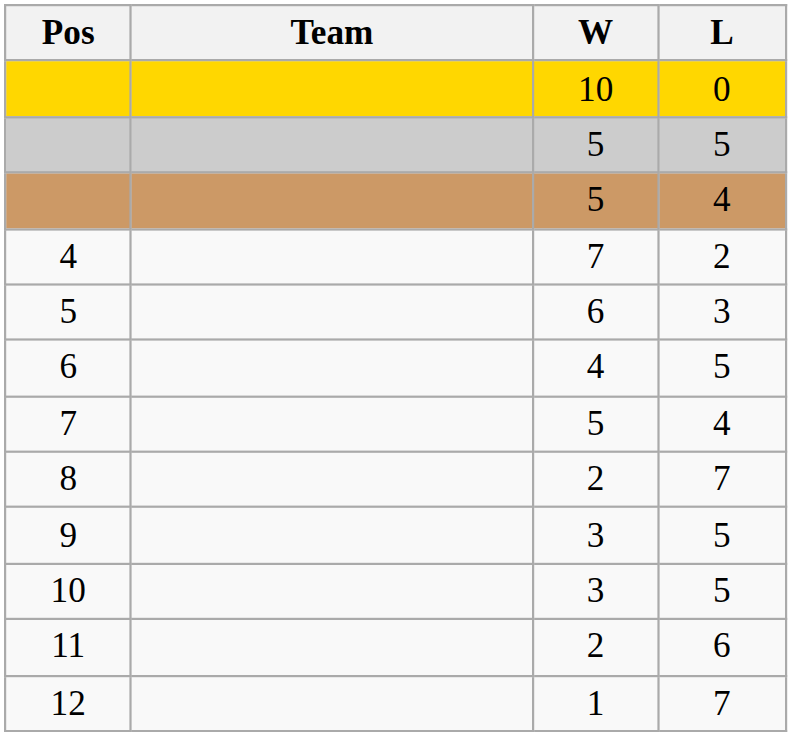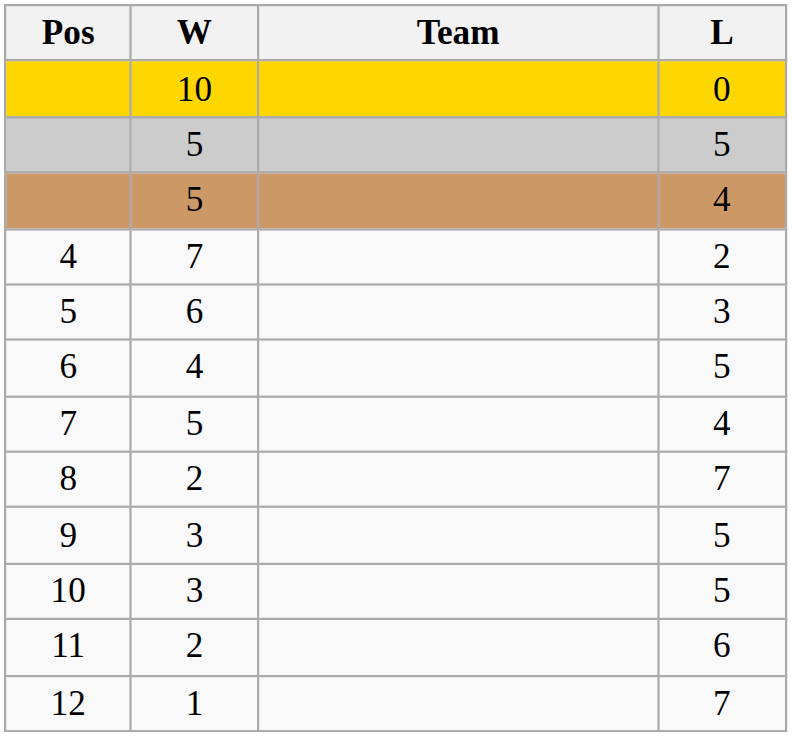columns swapped: (332, 32) <-> (596, 32)
